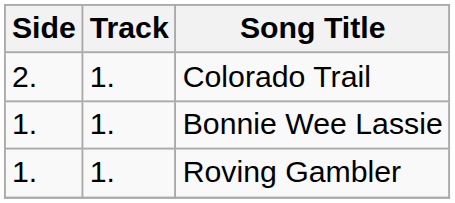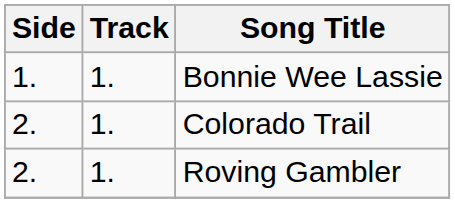rows swapped: (313, 124) <-> (277, 76)
(25, 172) 1. -> (25, 172) 2.
